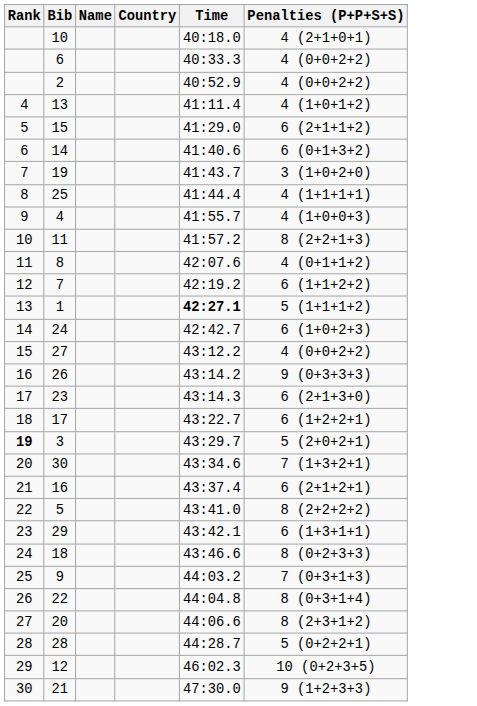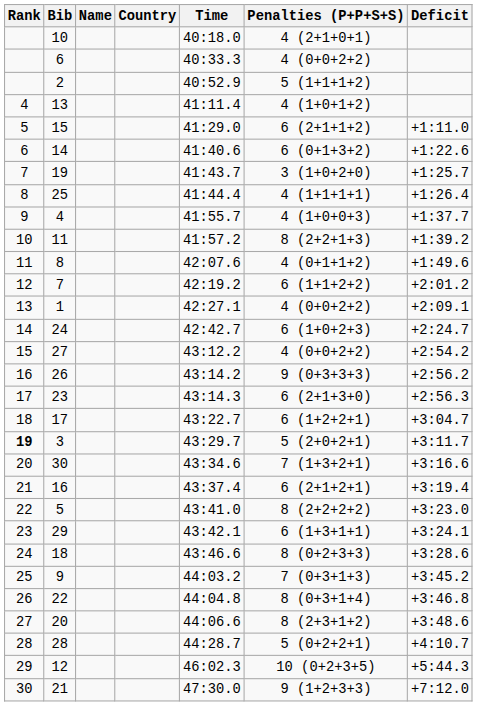+ column: (440, 16)
(326, 83) 4 (0+0+2+2) -> (326, 83) 5 (1+1+1+2)
(212, 308) bold -> (212, 308) normal
(326, 308) 5 (1+1+1+2) -> (326, 308) 4 (0+0+2+2)
